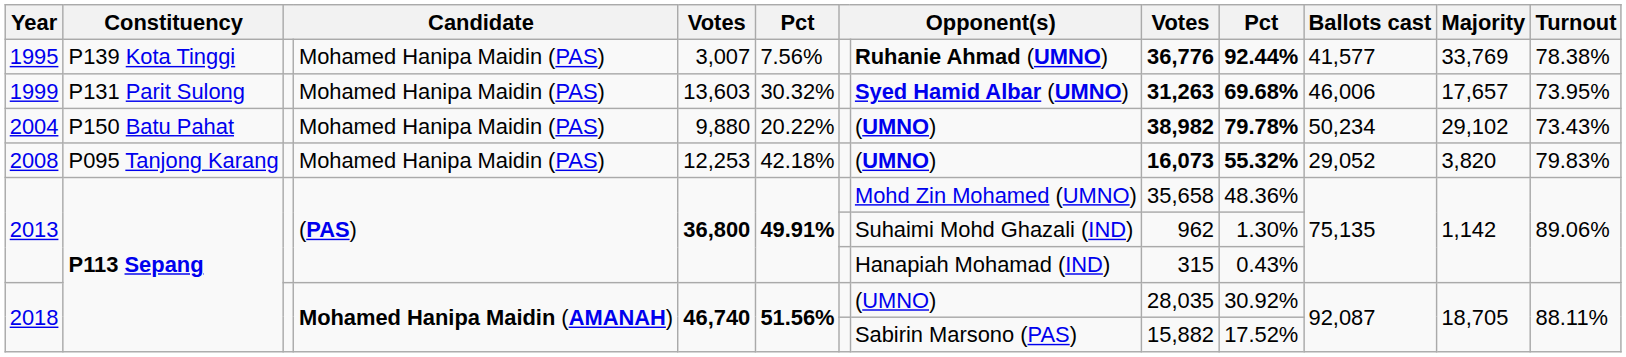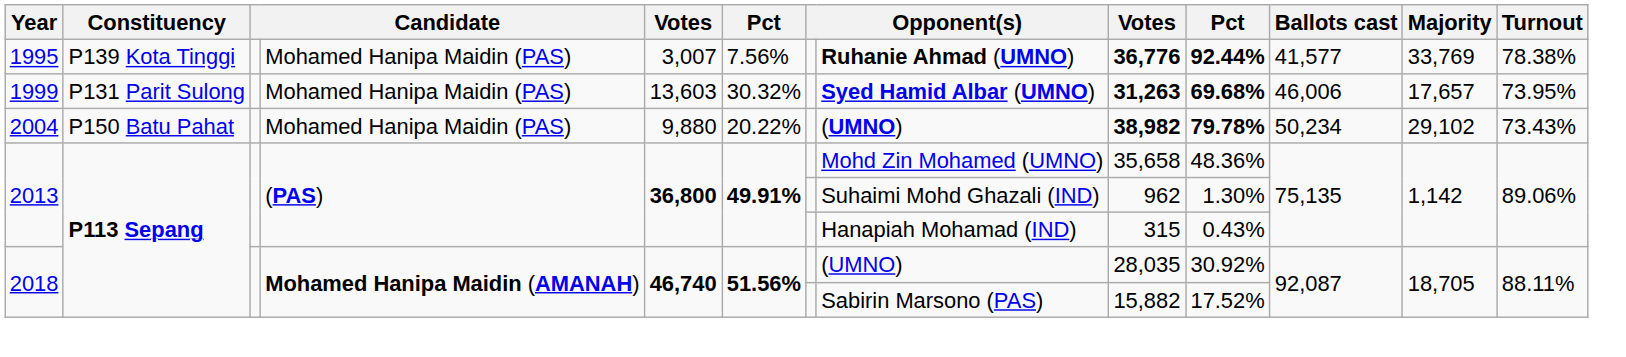- row: (34, 161)
